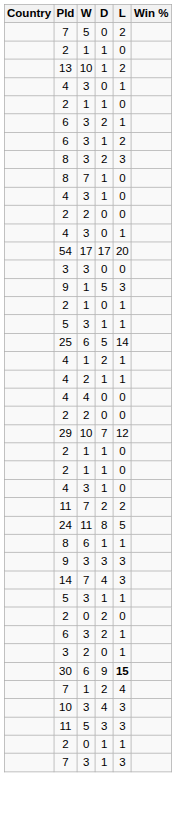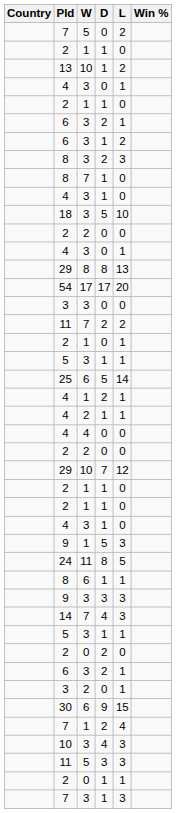+ row: (65, 214)
+ row: (65, 269)
rows swapped: (65, 287) <-> (65, 506)
(122, 671) bold -> (122, 707) normal
